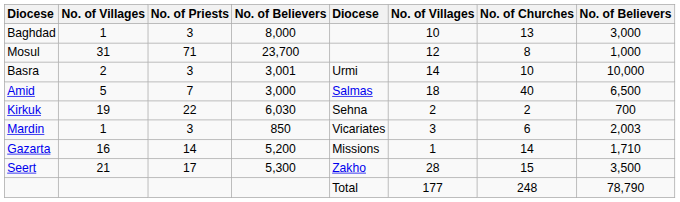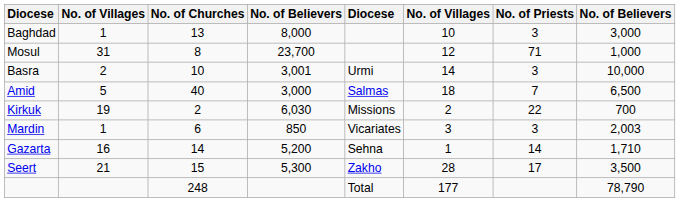columns swapped: (190, 14) <-> (527, 14)
(350, 110) Sehna -> (371, 110) Missions
(356, 149) Missions -> (365, 149) Sehna
